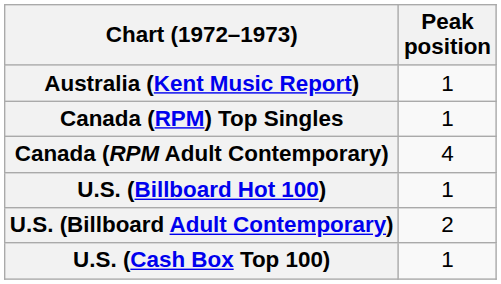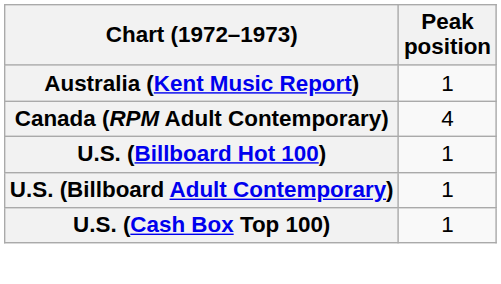- row: (202, 118)
(447, 225) 2 -> (447, 189) 1
